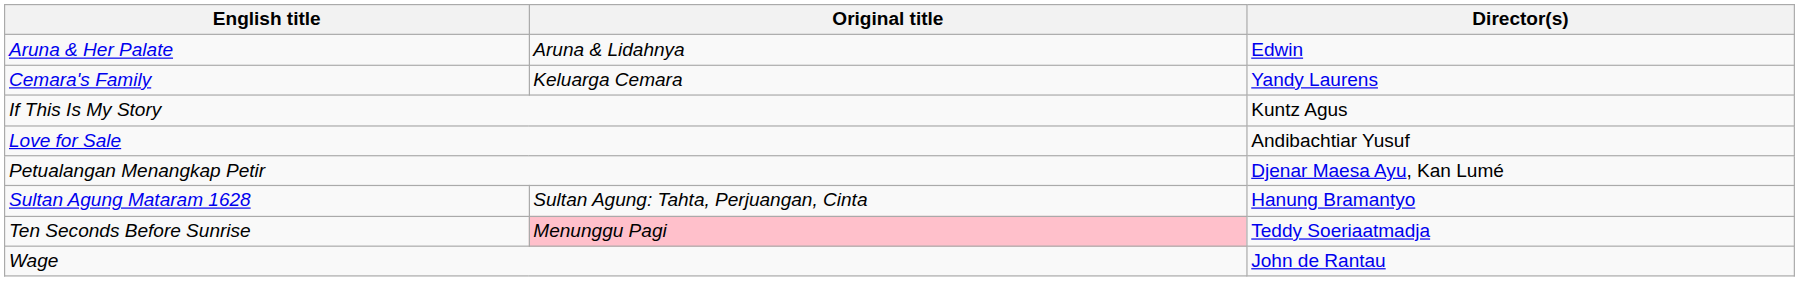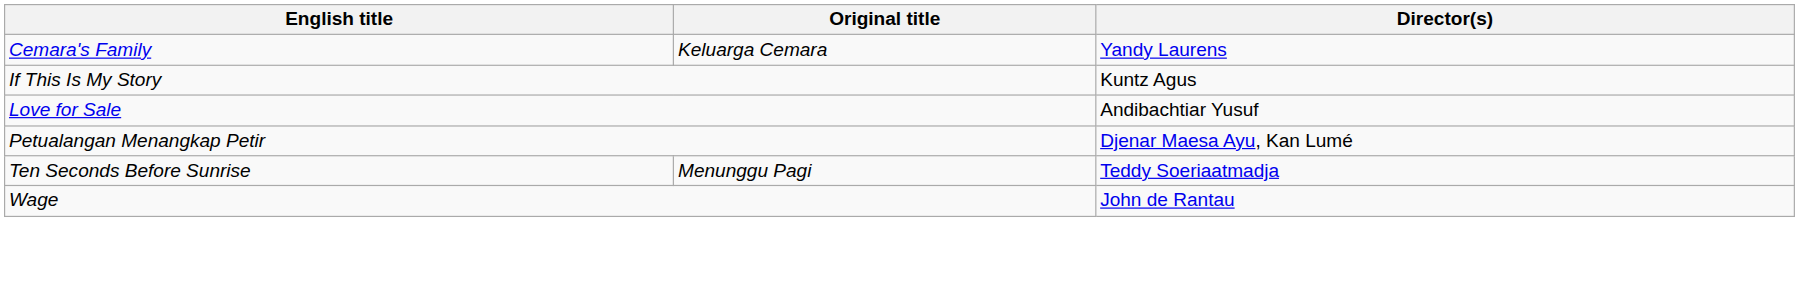- row: (91, 49)
- row: (130, 200)
(600, 230) pink background -> (745, 170) no background
